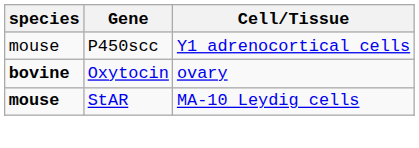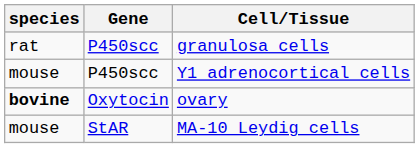+ row: (253, 46)
(34, 101) bold -> (34, 129) normal
